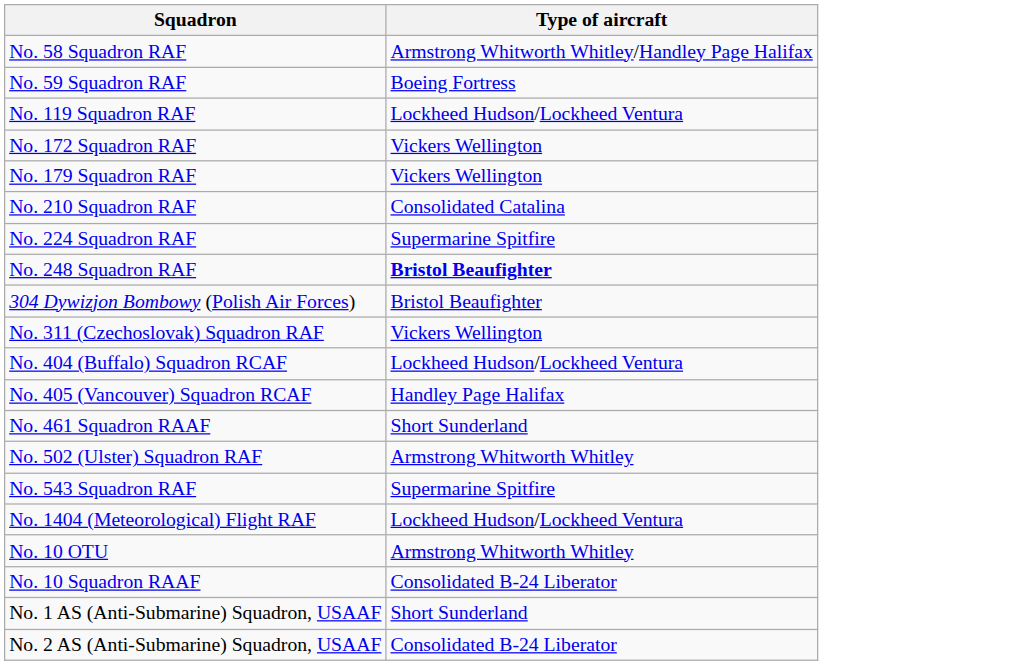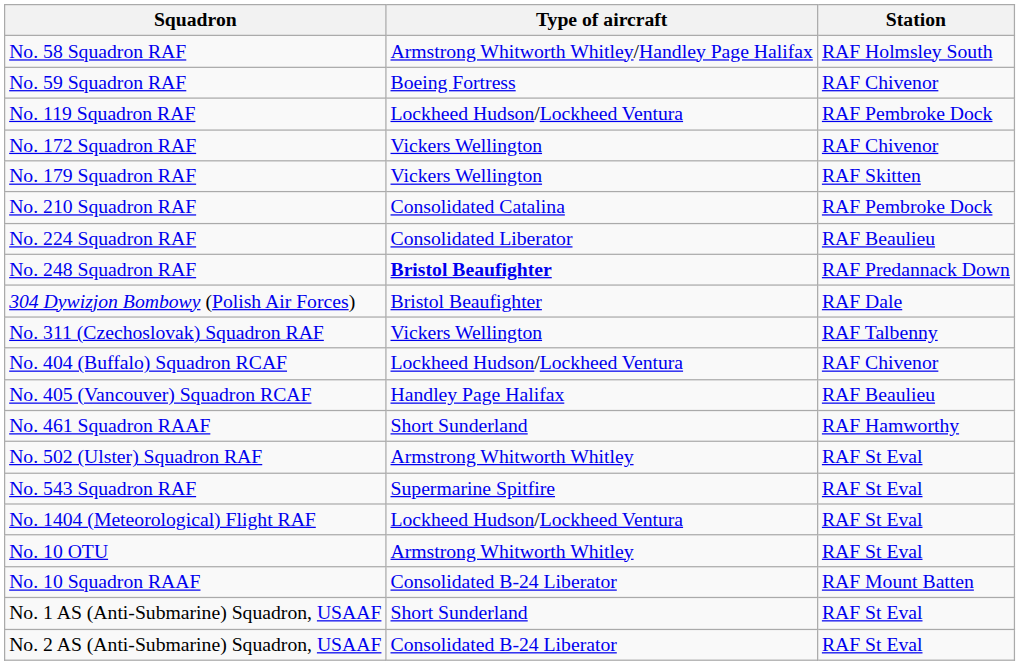+ column: (916, 20)
(473, 238) Supermarine Spitfire -> (482, 238) Consolidated Liberator
